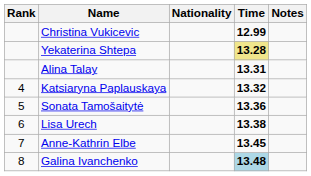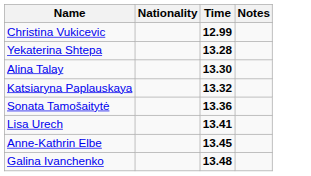- column: (21, 13)
(251, 50) khaki background -> (217, 50) no background
(251, 69) 13.31 -> (217, 69) 13.30
(251, 124) 13.38 -> (217, 124) 13.41
(251, 161) lightblue background -> (217, 161) no background
